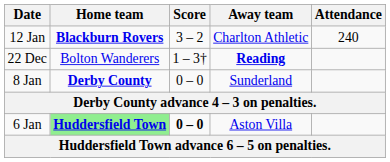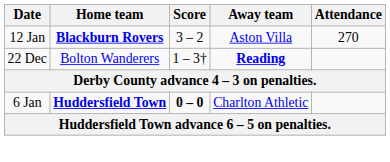(261, 37) Charlton Athletic -> (261, 37) Aston Villa
(348, 37) 240 -> (348, 37) 270
- row: (27, 80)
(110, 124) lightgreen background -> (110, 102) no background
(261, 124) Aston Villa -> (261, 102) Charlton Athletic
